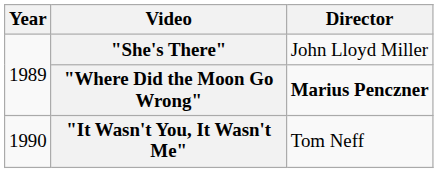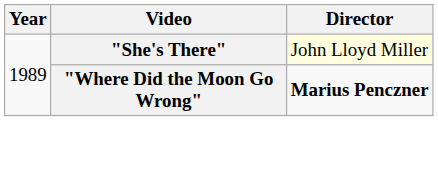(359, 49) no background -> (359, 49) lightyellow background
- row: (169, 141)
